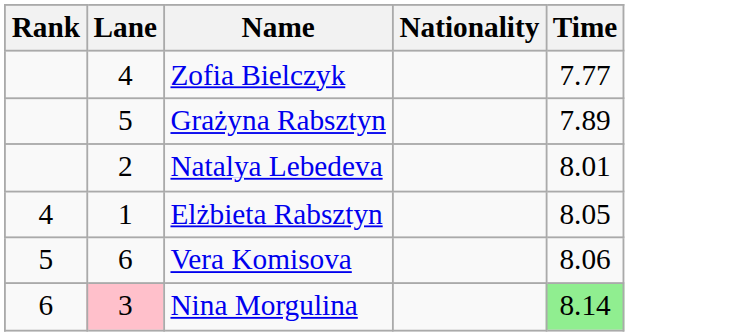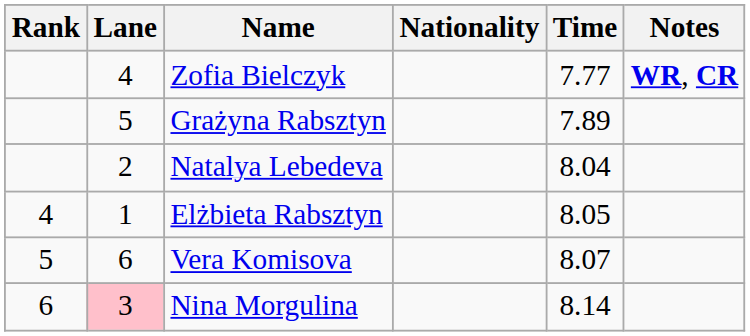+ column: (685, 27)
(585, 167) 8.01 -> (585, 167) 8.04
(585, 259) 8.06 -> (585, 259) 8.07
(585, 306) lightgreen background -> (585, 306) no background
